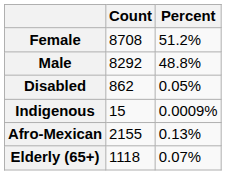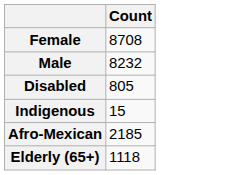- column: (188, 16)
(126, 63) 8292 -> (126, 63) 8232
(121, 87) 862 -> (121, 87) 805
(126, 134) 2155 -> (126, 134) 2185
